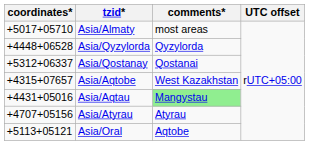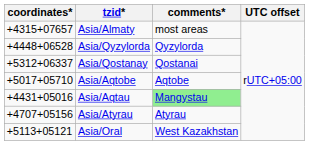(40, 30) +5017+05710 -> (40, 30) +4315+07657
(40, 81) +4315+07657 -> (40, 81) +5017+05710
(197, 81) West Kazakhstan -> (172, 81) Aqtobe
(172, 132) Aqtobe -> (197, 132) West Kazakhstan
